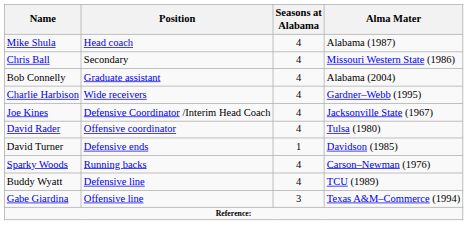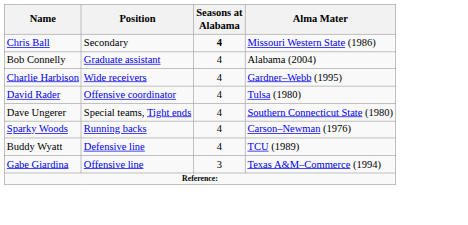- row: (31, 43)
(299, 60) normal -> (219, 43) bold
- row: (27, 112)
- row: (35, 147)
+ row: (36, 112)
